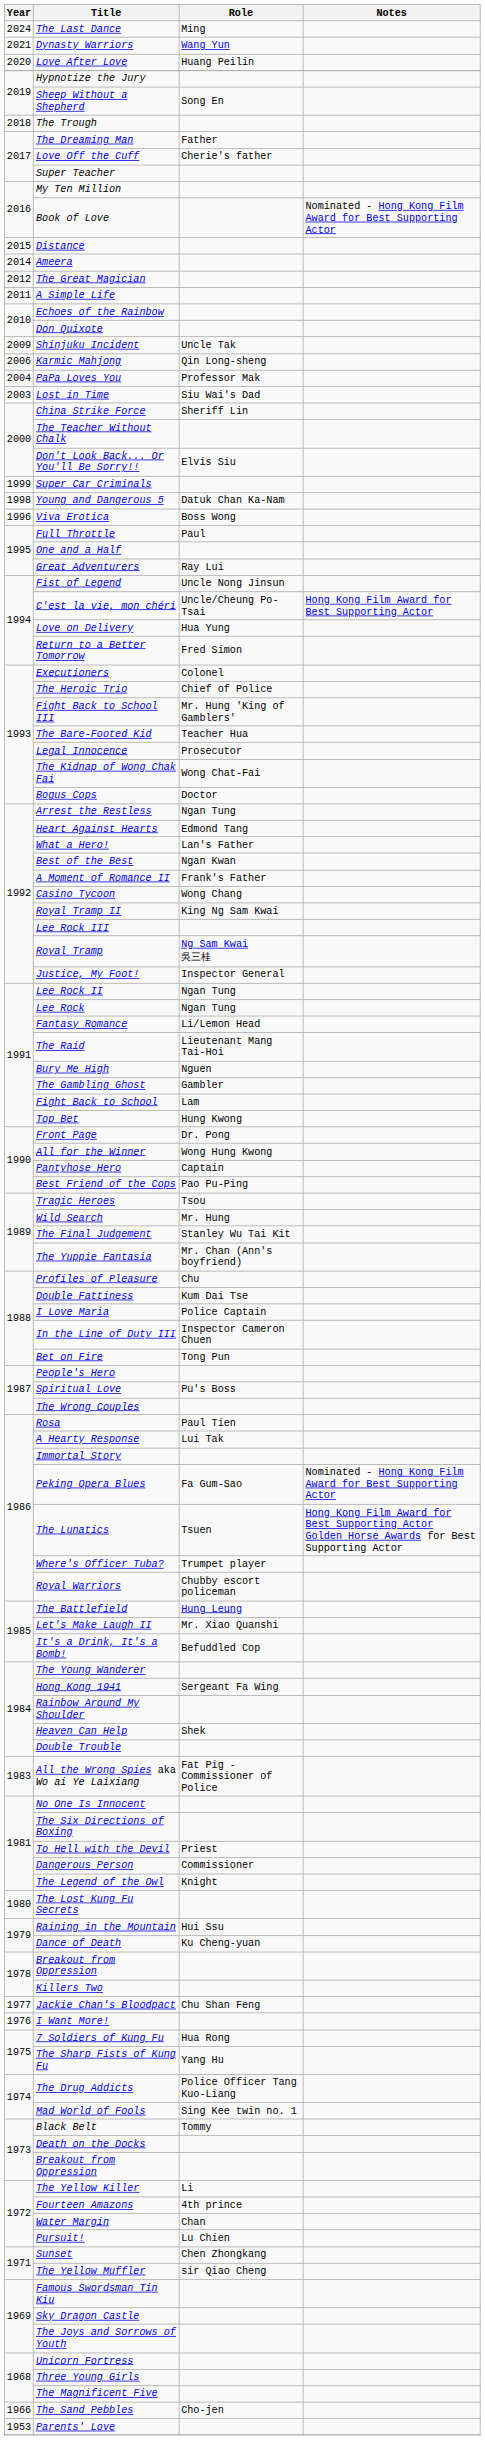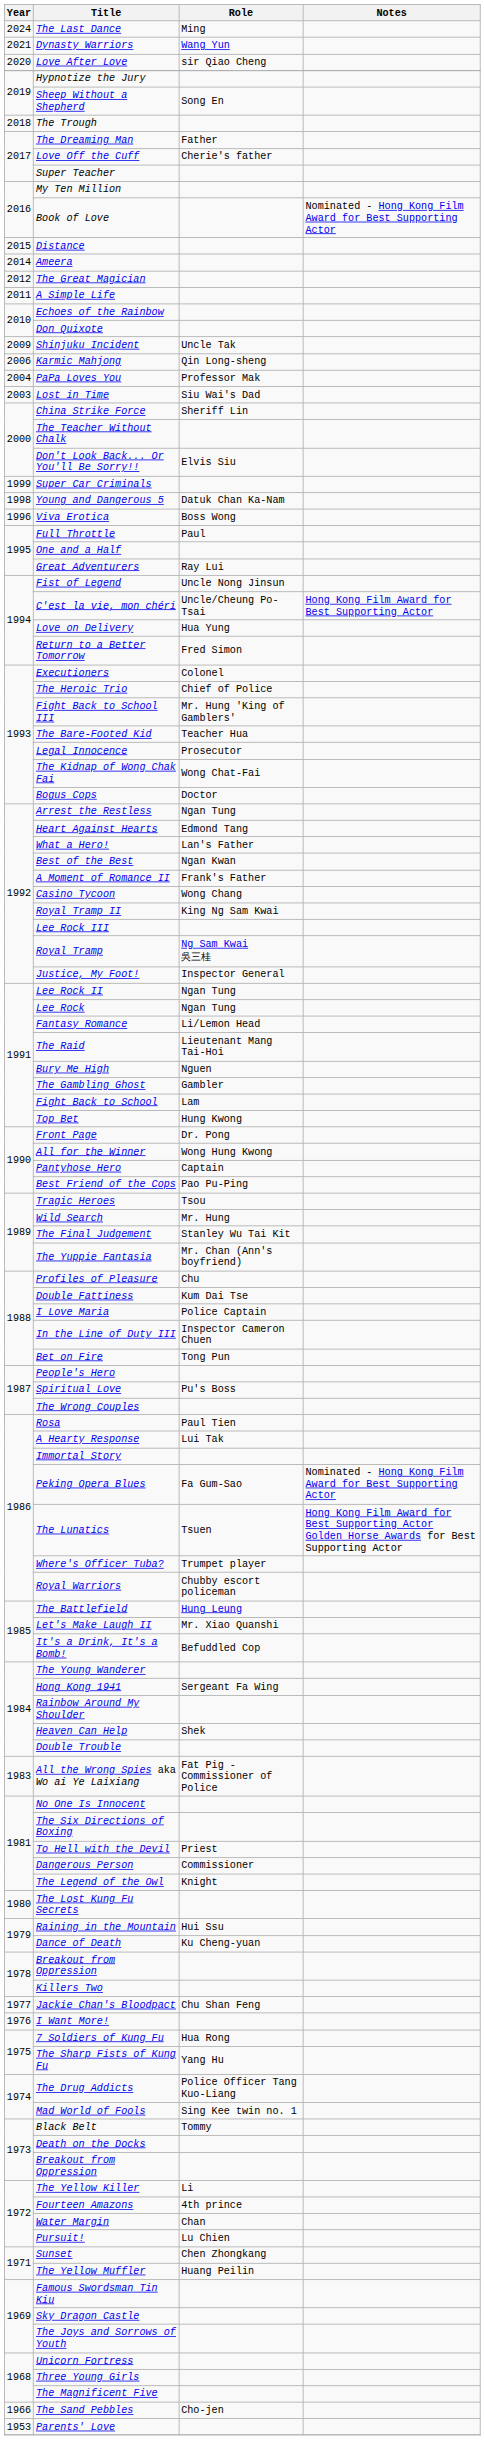(218, 62) Huang Peilin -> (224, 62) sir Qiao Cheng
(224, 2271) sir Qiao Cheng -> (218, 2271) Huang Peilin
